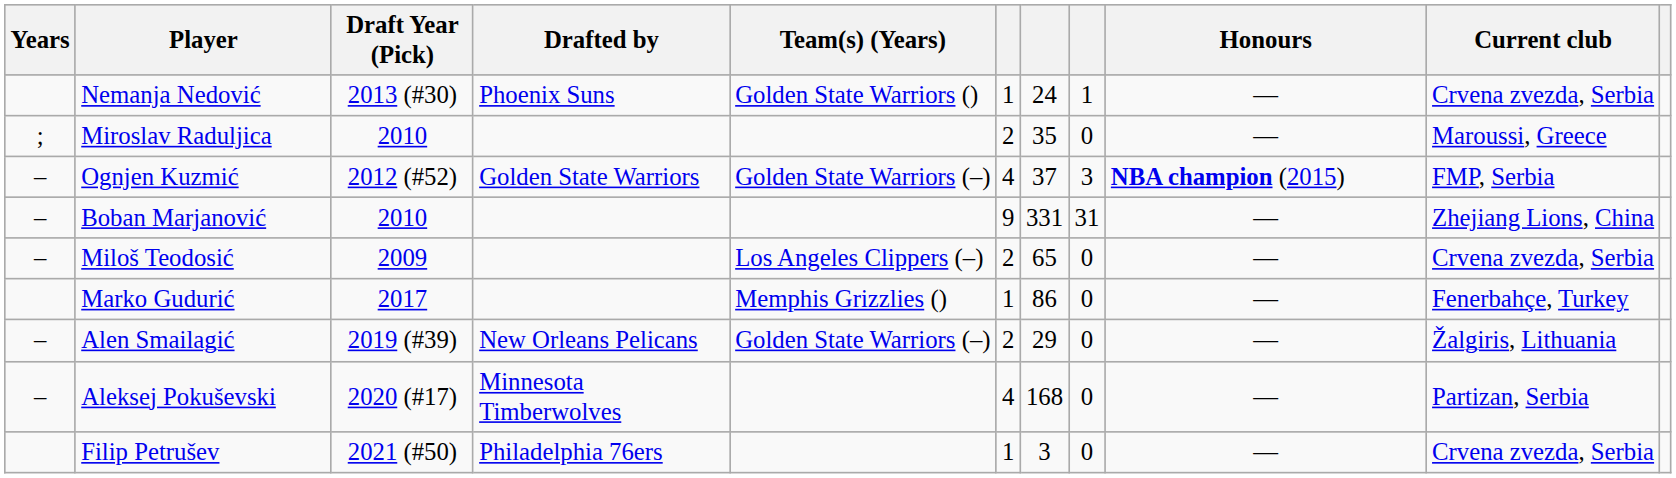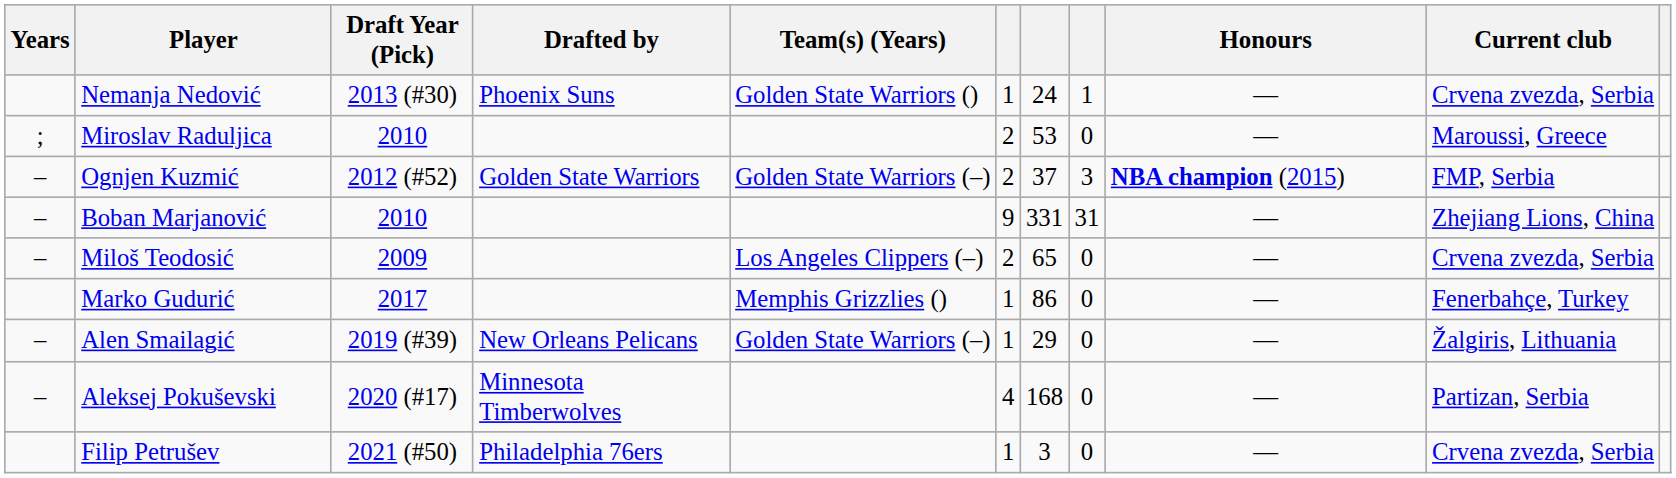(1045, 136) 35 -> (1045, 136) 53
(1008, 177) 4 -> (1008, 177) 2
(1008, 340) 2 -> (1008, 340) 1
